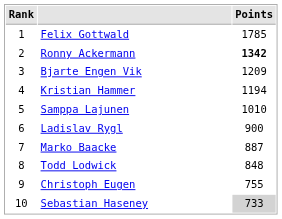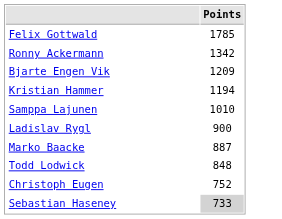- column: (21, 15)
(254, 53) bold -> (222, 53) normal
(254, 185) 755 -> (222, 185) 752
